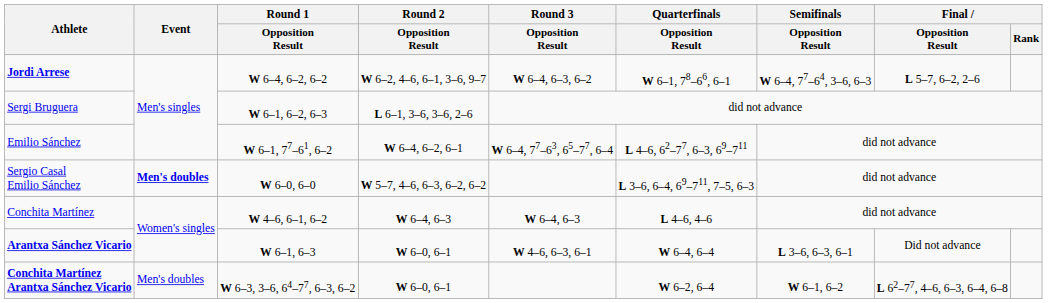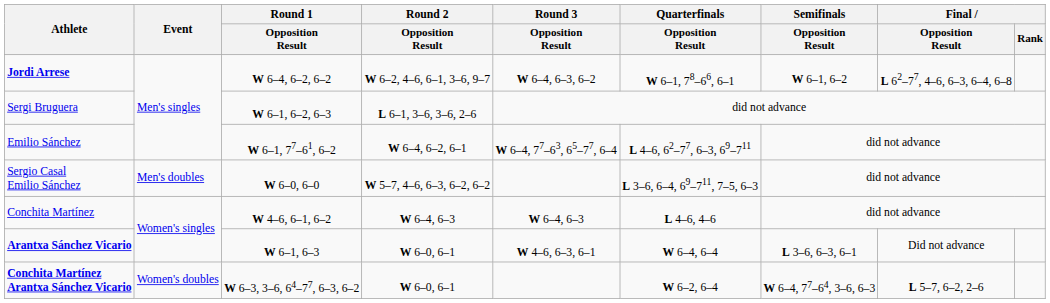(815, 80) W 6–4, 77–64, 3–6, 6–3 -> (819, 80) W 6–1, 6–2
(942, 80) L 5–7, 6–2, 2–6 -> (946, 80) L 62–77, 4–6, 6–3, 6–4, 6–8
(173, 178) bold -> (171, 178) normal
(171, 280) Men's doubles -> (178, 280) Women's doubles
(815, 287) W 6–1, 6–2 -> (819, 287) W 6–4, 77–64, 3–6, 6–3
(942, 287) L 62–77, 4–6, 6–3, 6–4, 6–8 -> (946, 287) L 5–7, 6–2, 2–6
